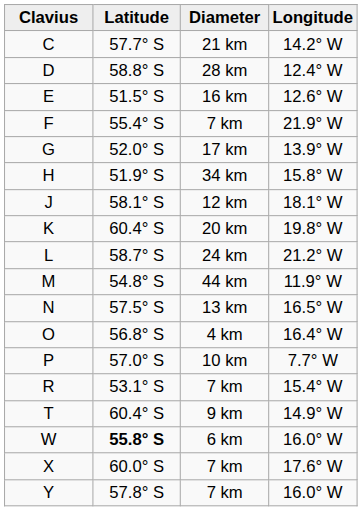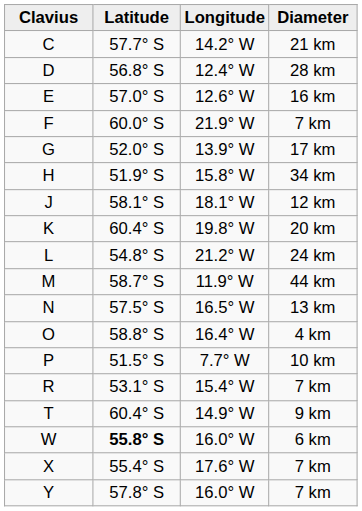columns swapped: (313, 17) <-> (225, 17)
(137, 70) 58.8° S -> (137, 70) 56.8° S
(137, 96) 51.5° S -> (137, 96) 57.0° S
(137, 123) 55.4° S -> (137, 123) 60.0° S
(137, 255) 58.7° S -> (137, 255) 54.8° S
(137, 281) 54.8° S -> (137, 281) 58.7° S
(137, 334) 56.8° S -> (137, 334) 58.8° S
(137, 360) 57.0° S -> (137, 360) 51.5° S
(137, 466) 60.0° S -> (137, 466) 55.4° S
